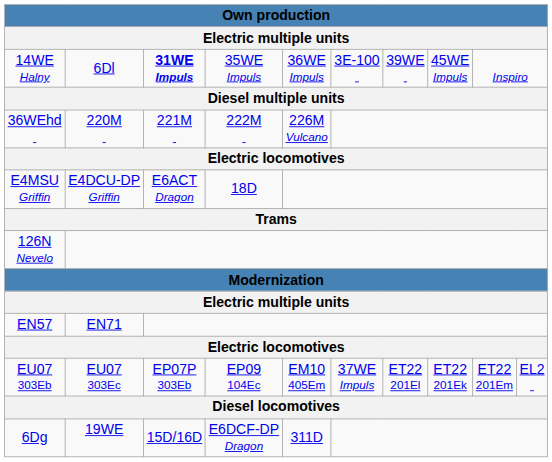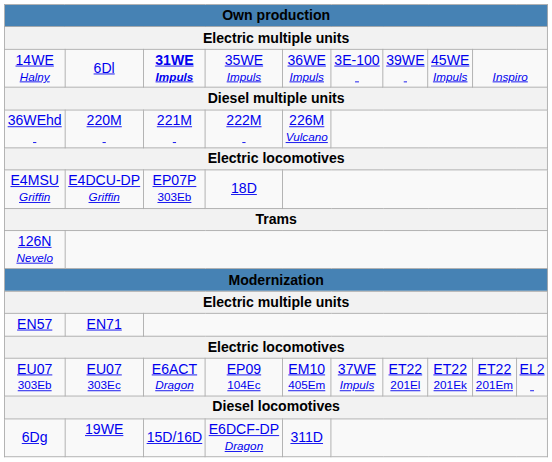(174, 189) E6ACT Dragon -> (174, 189) EP07P 303Eb
(174, 377) EP07P 303Eb -> (174, 377) E6ACT Dragon
